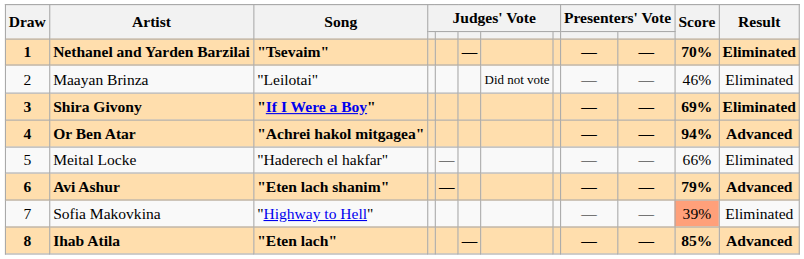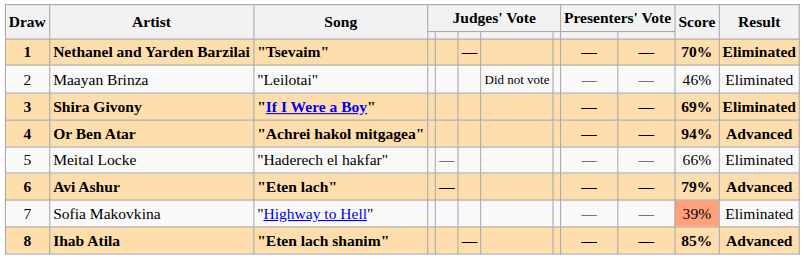(323, 187) "Eten lach shanim" -> (297, 187) "Eten lach"
(297, 241) "Eten lach" -> (323, 241) "Eten lach shanim"
